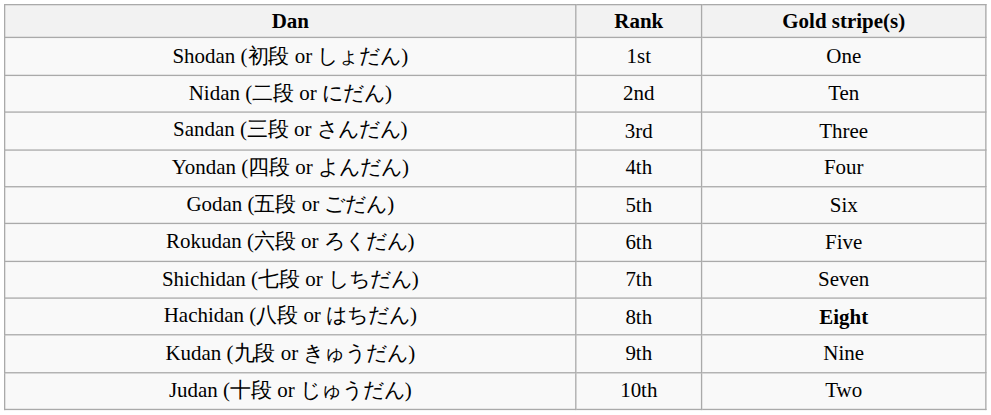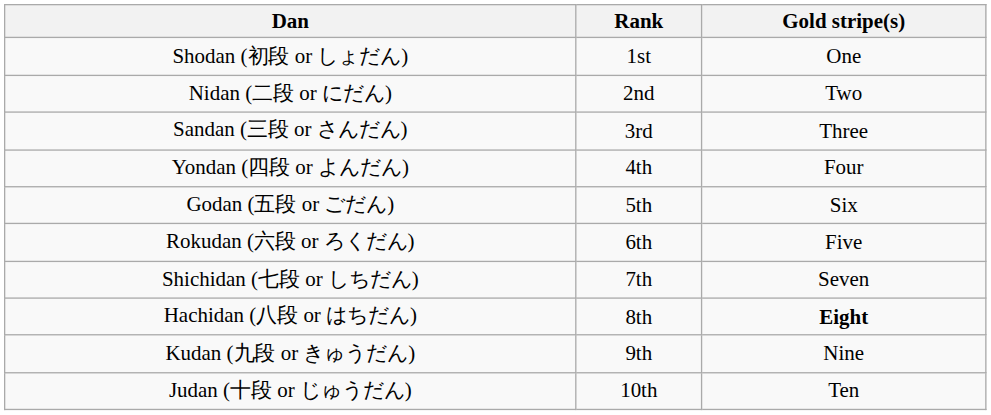(844, 93) Ten -> (844, 93) Two
(844, 390) Two -> (844, 390) Ten
